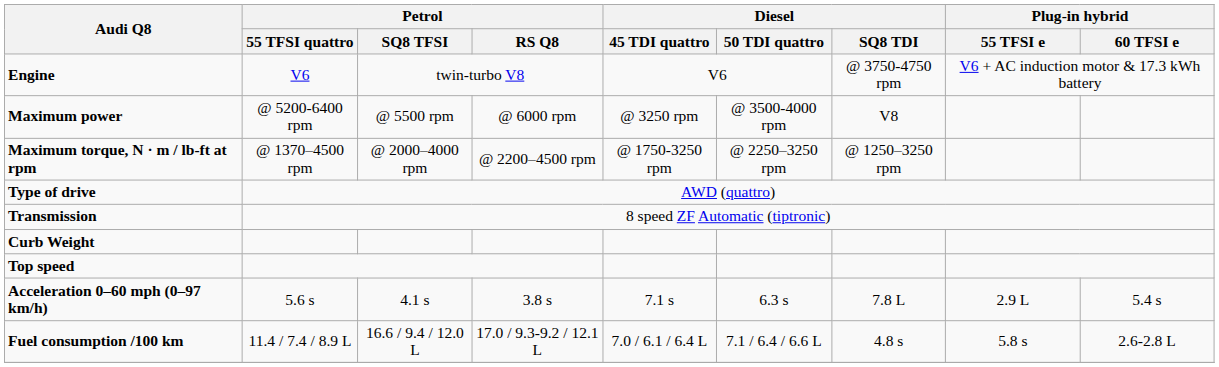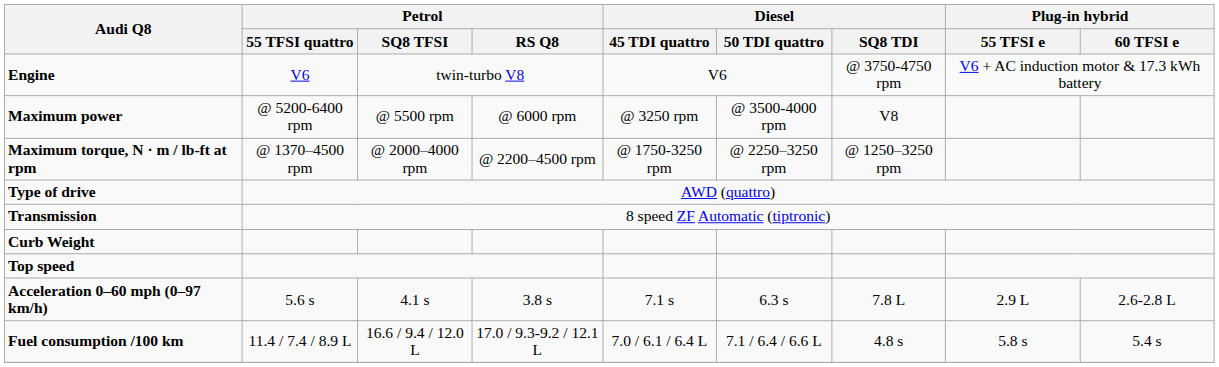(1147, 299) 5.4 s -> (1147, 299) 2.6-2.8 L
(1147, 341) 2.6-2.8 L -> (1147, 341) 5.4 s
